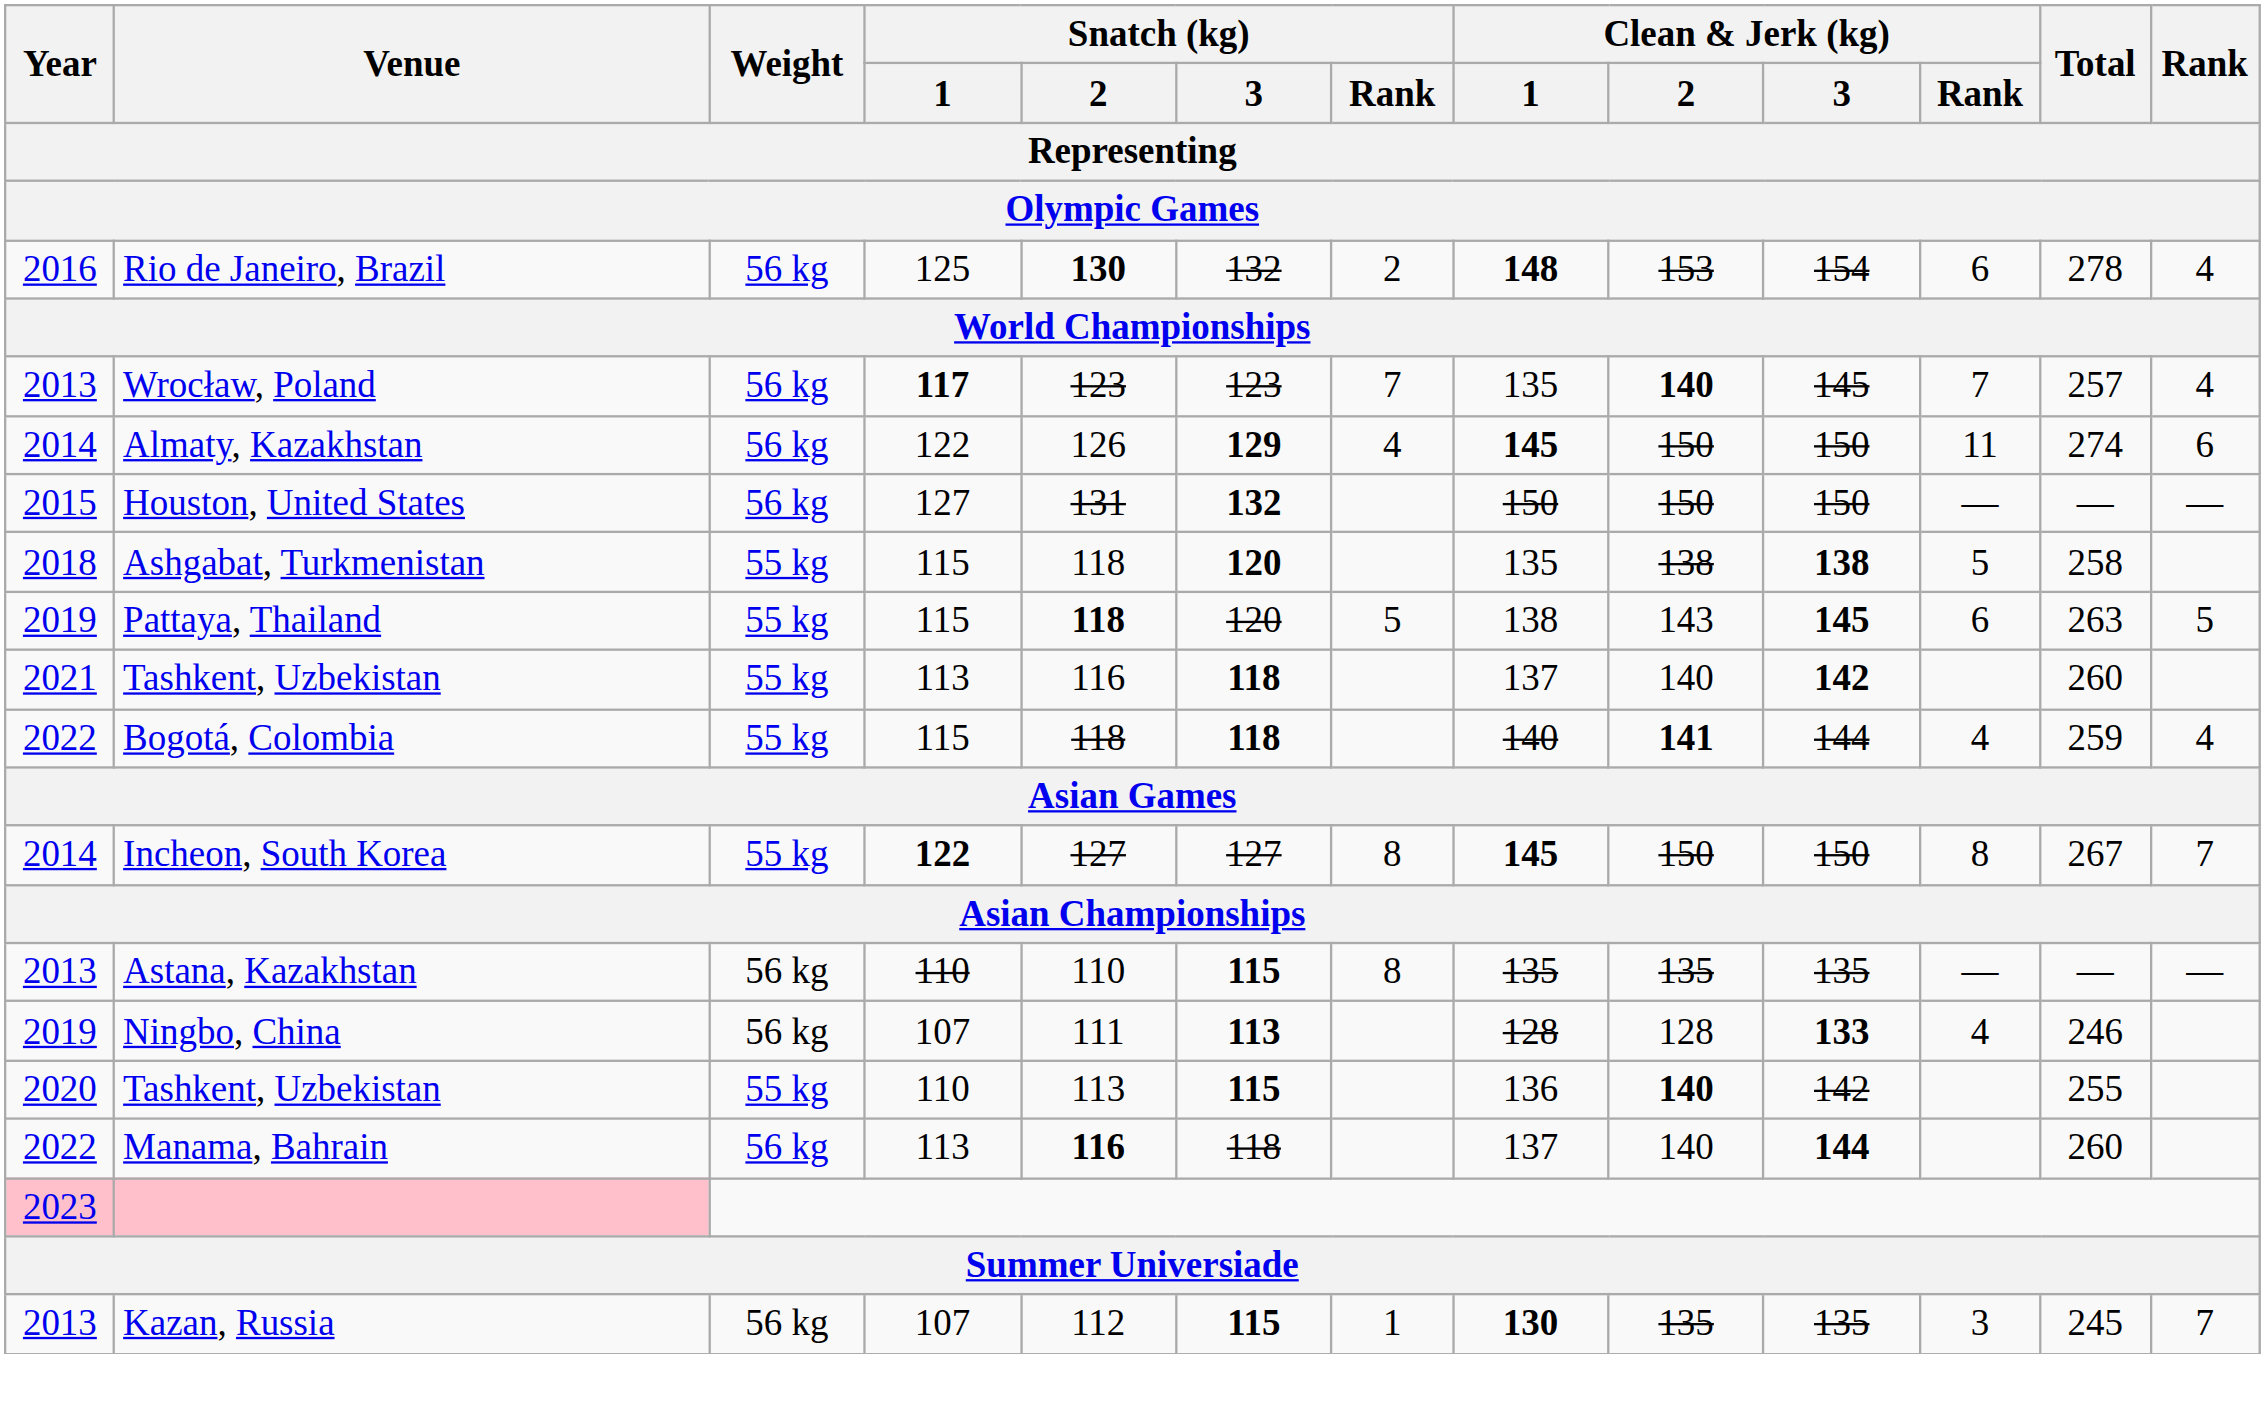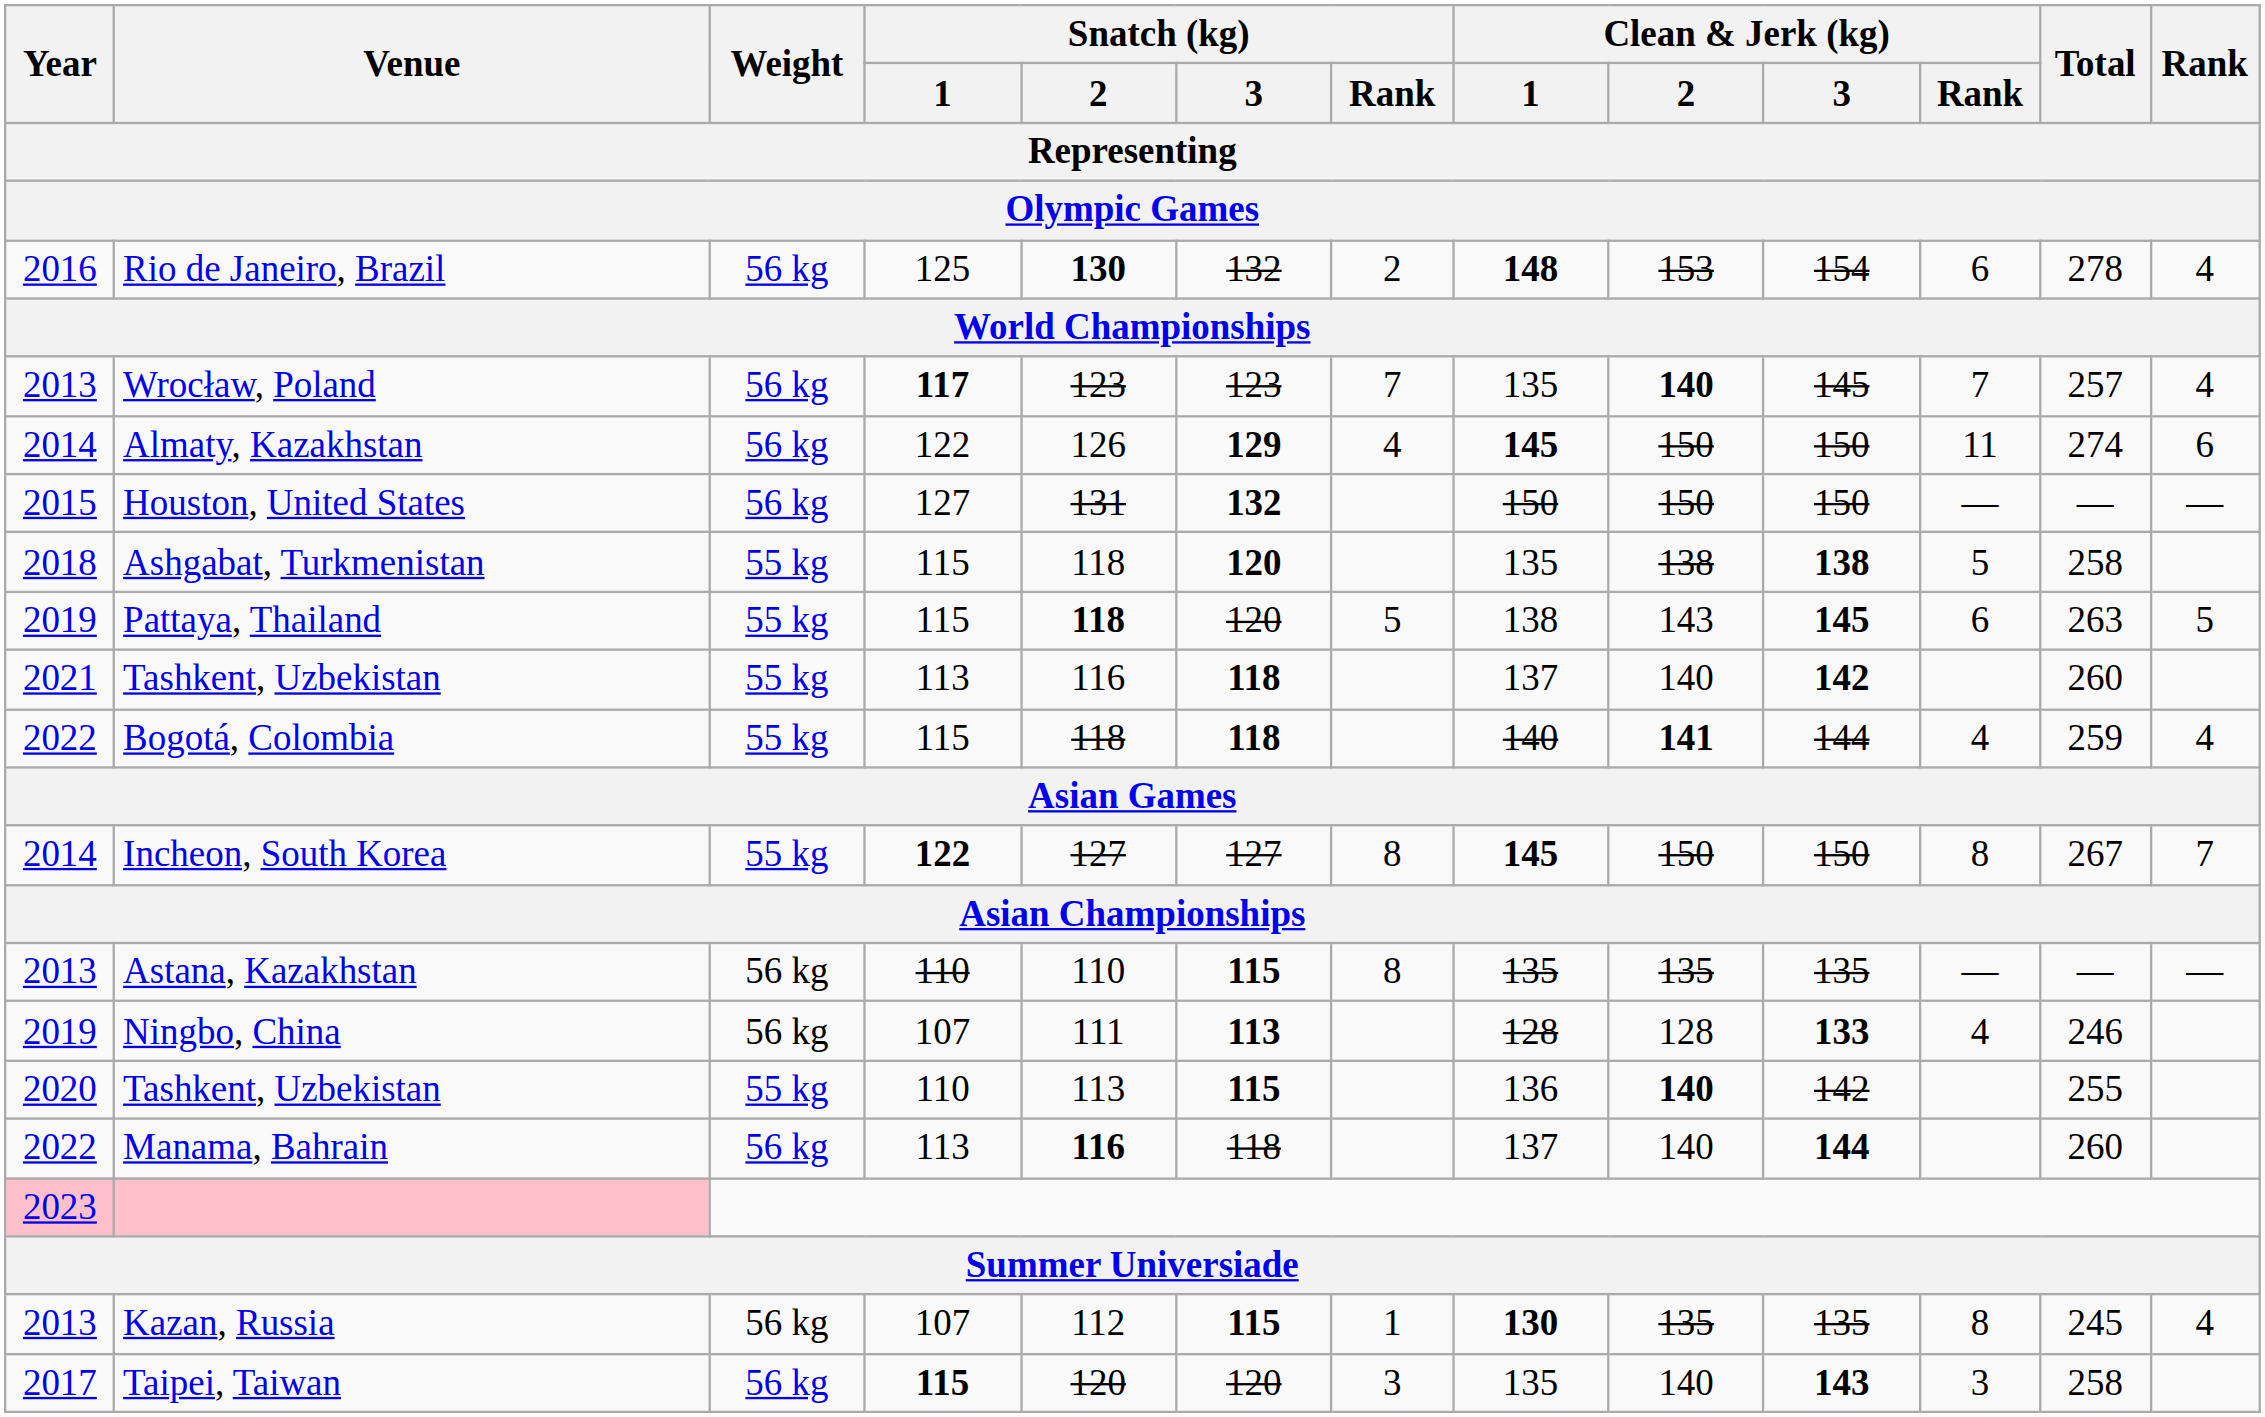(1980, 1323) 3 -> (1980, 1323) 8
(2205, 1323) 7 -> (2205, 1323) 4
+ row: (60, 1381)
